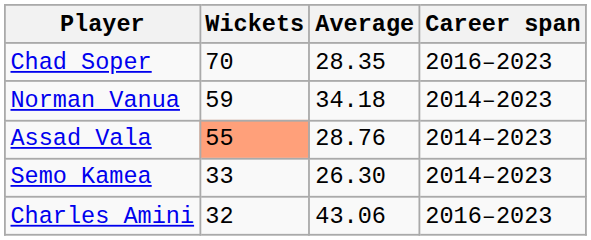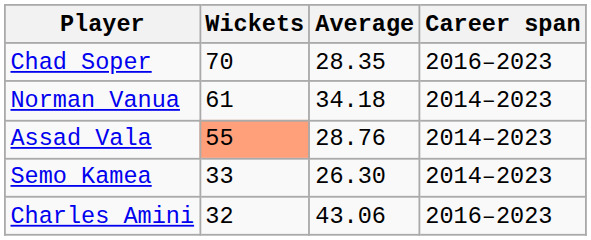(219, 101) 59 -> (219, 101) 61
